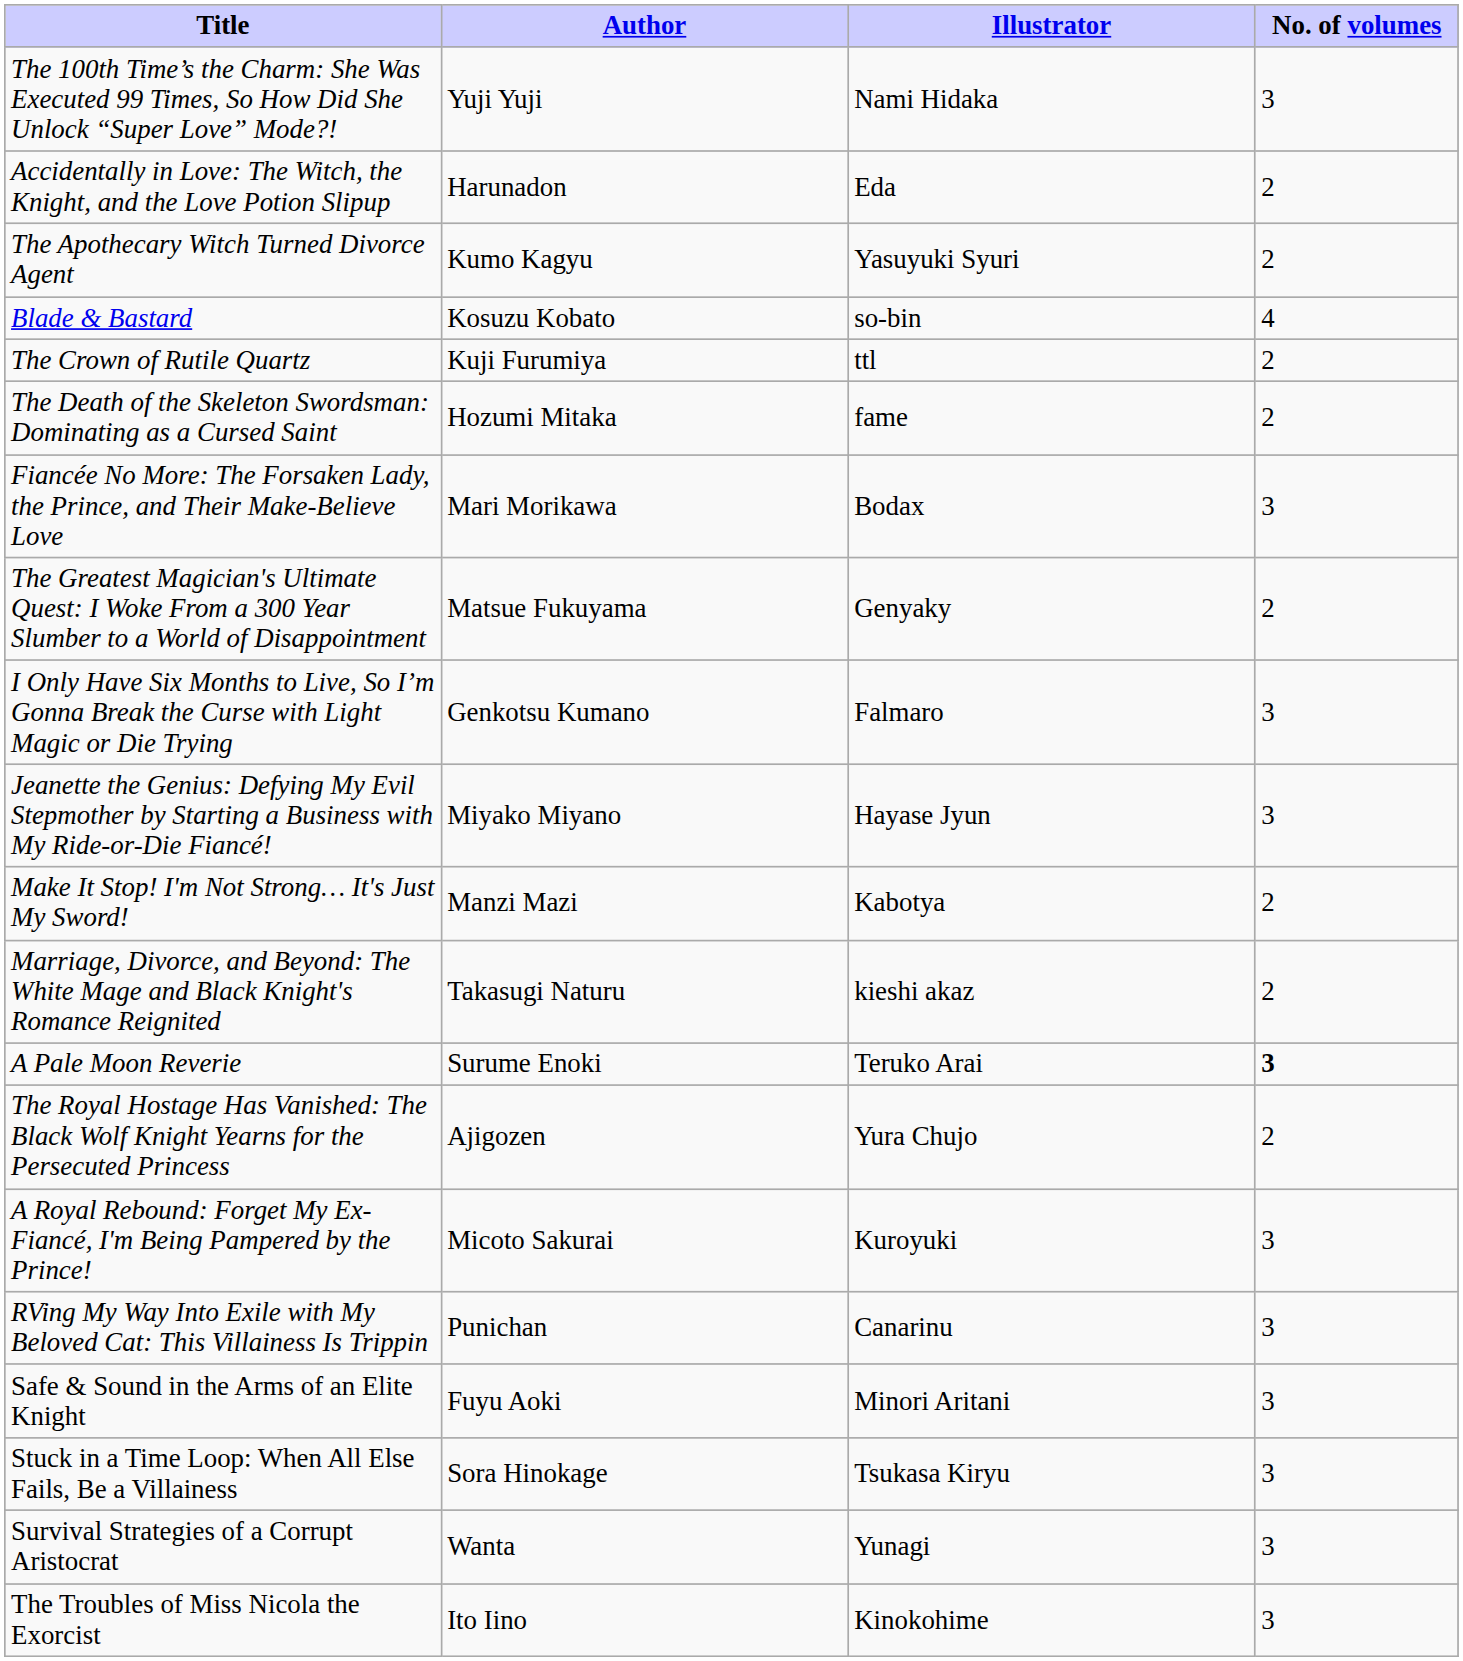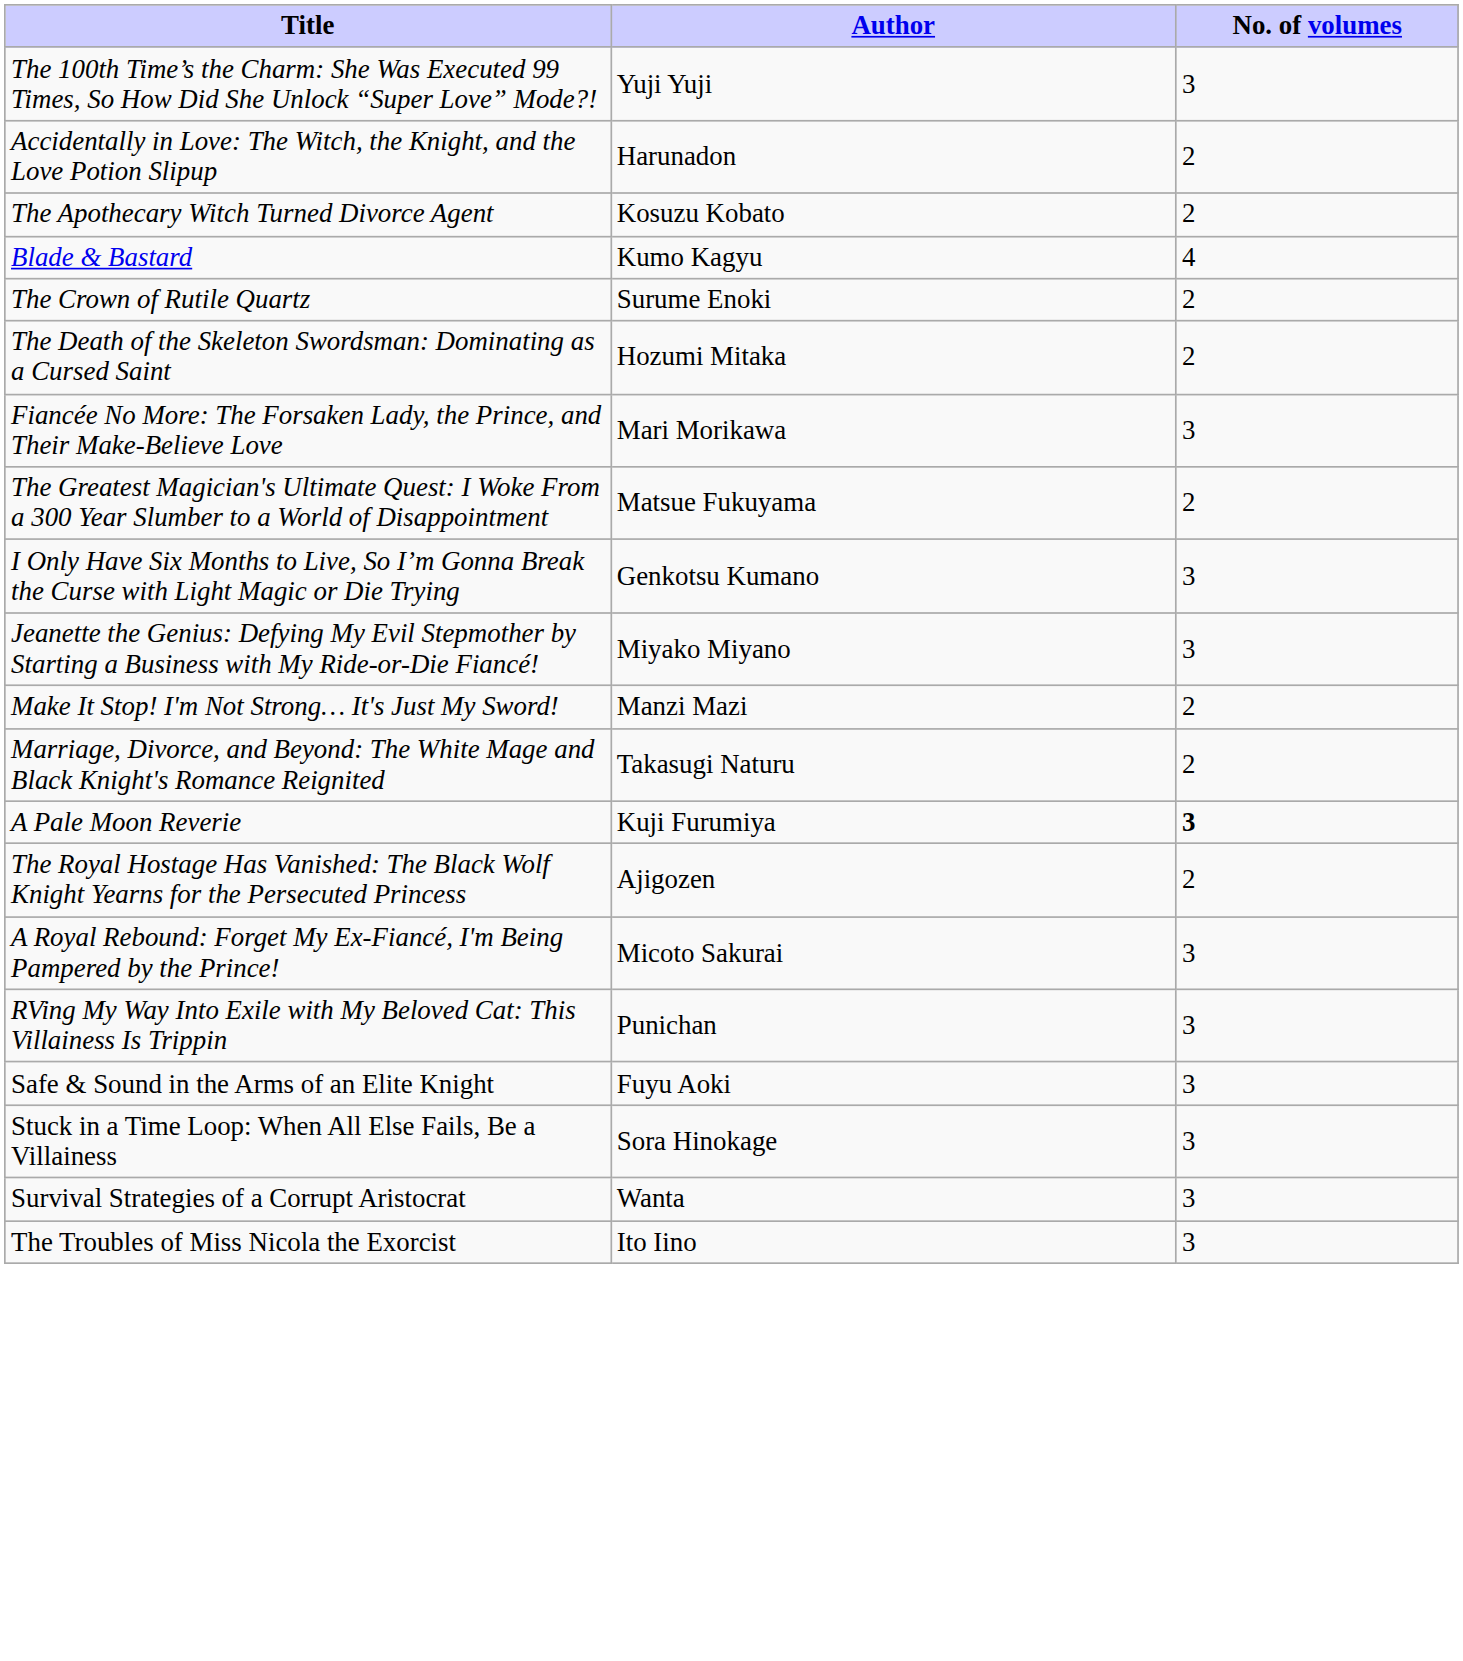- column: (1051, 25)
(520, 259) Kumo Kagyu -> (701, 214) Kosuzu Kobato
(531, 317) Kosuzu Kobato -> (690, 256) Kumo Kagyu
(527, 359) Kuji Furumiya -> (694, 299) Surume Enoki
(524, 1063) Surume Enoki -> (696, 821) Kuji Furumiya
